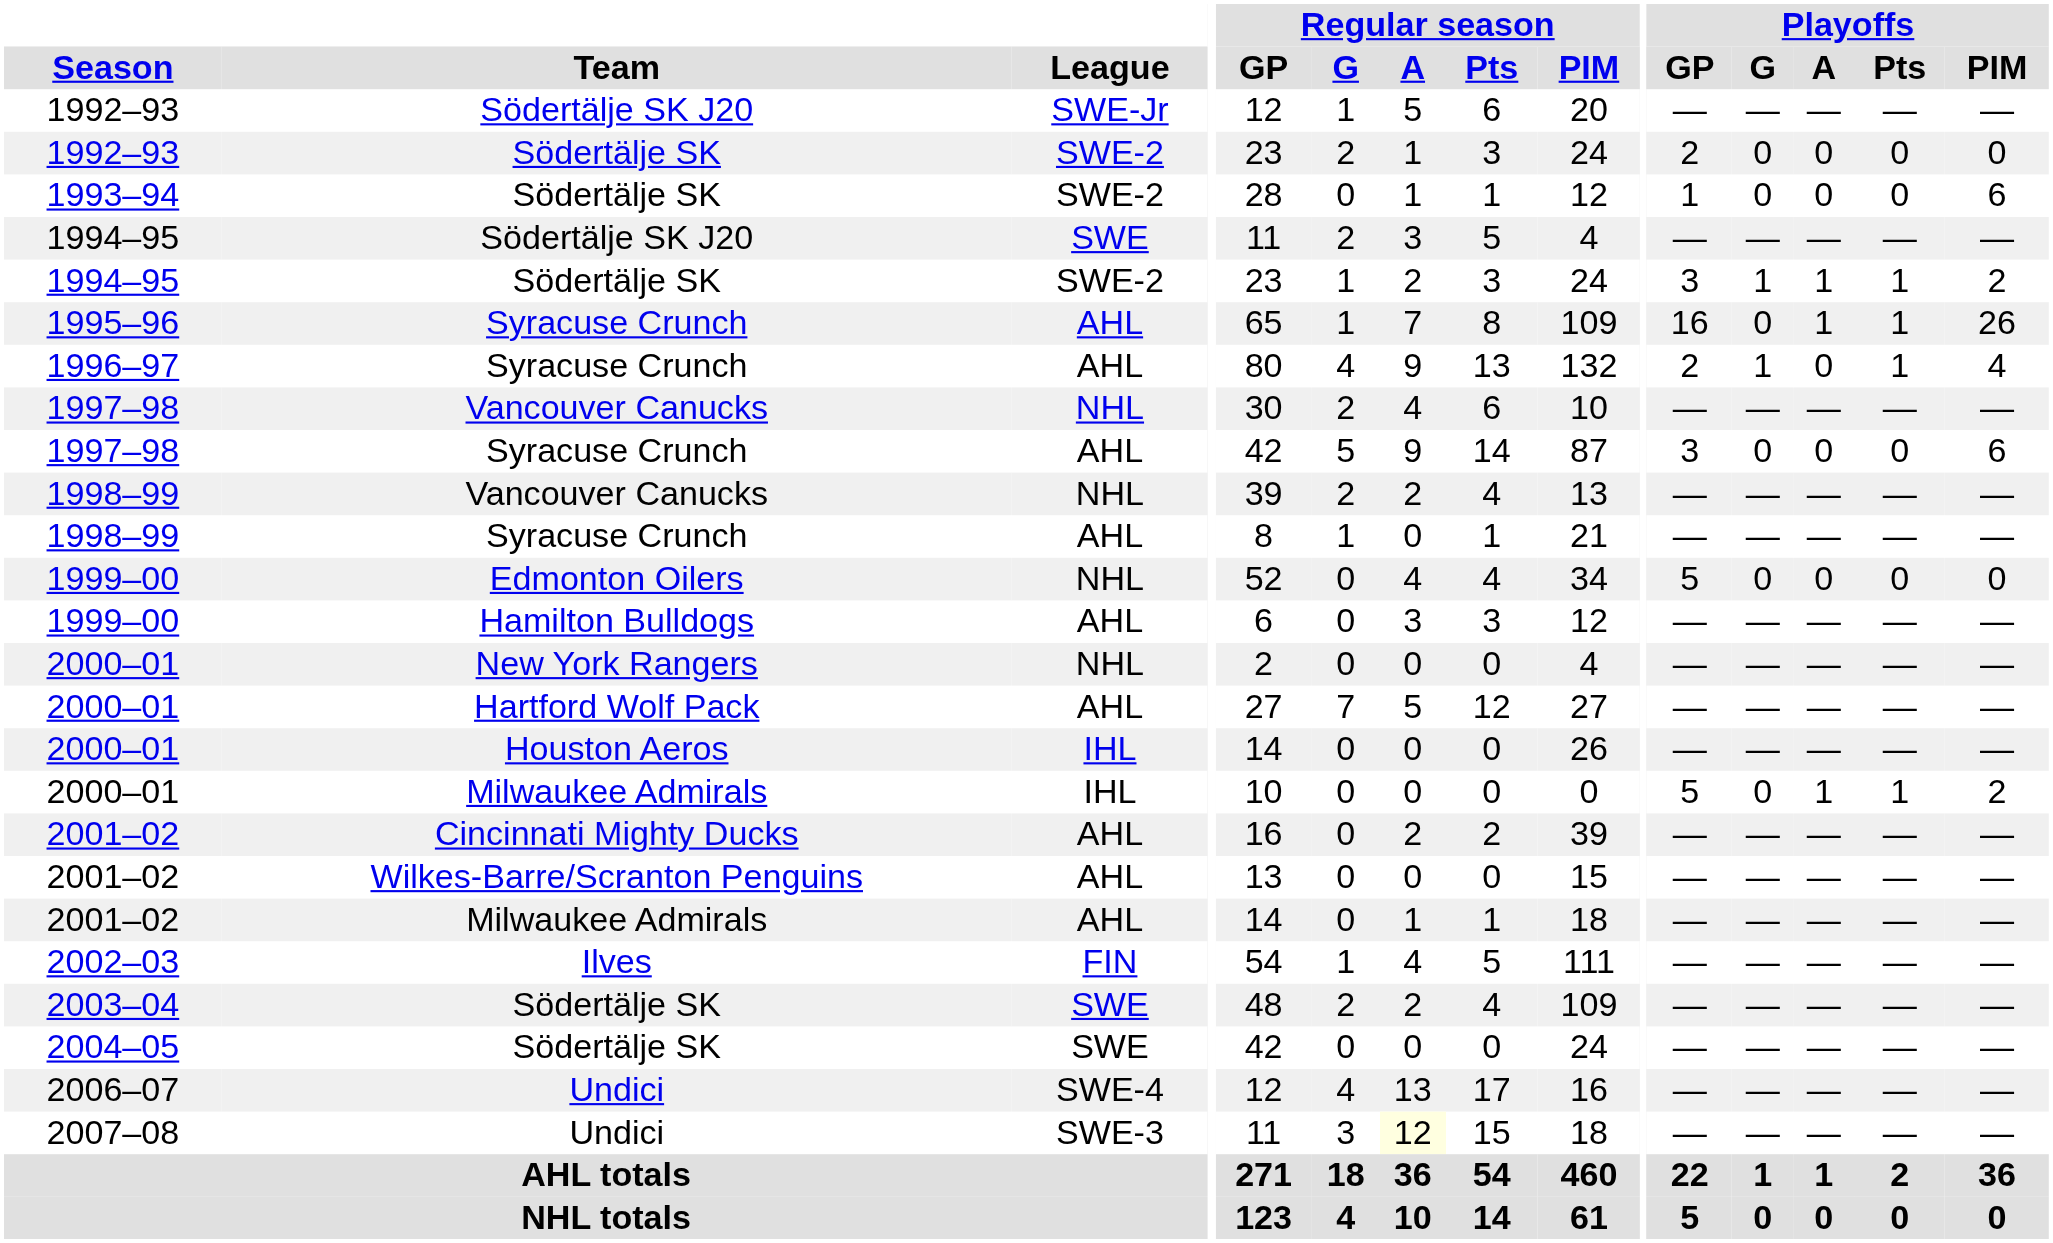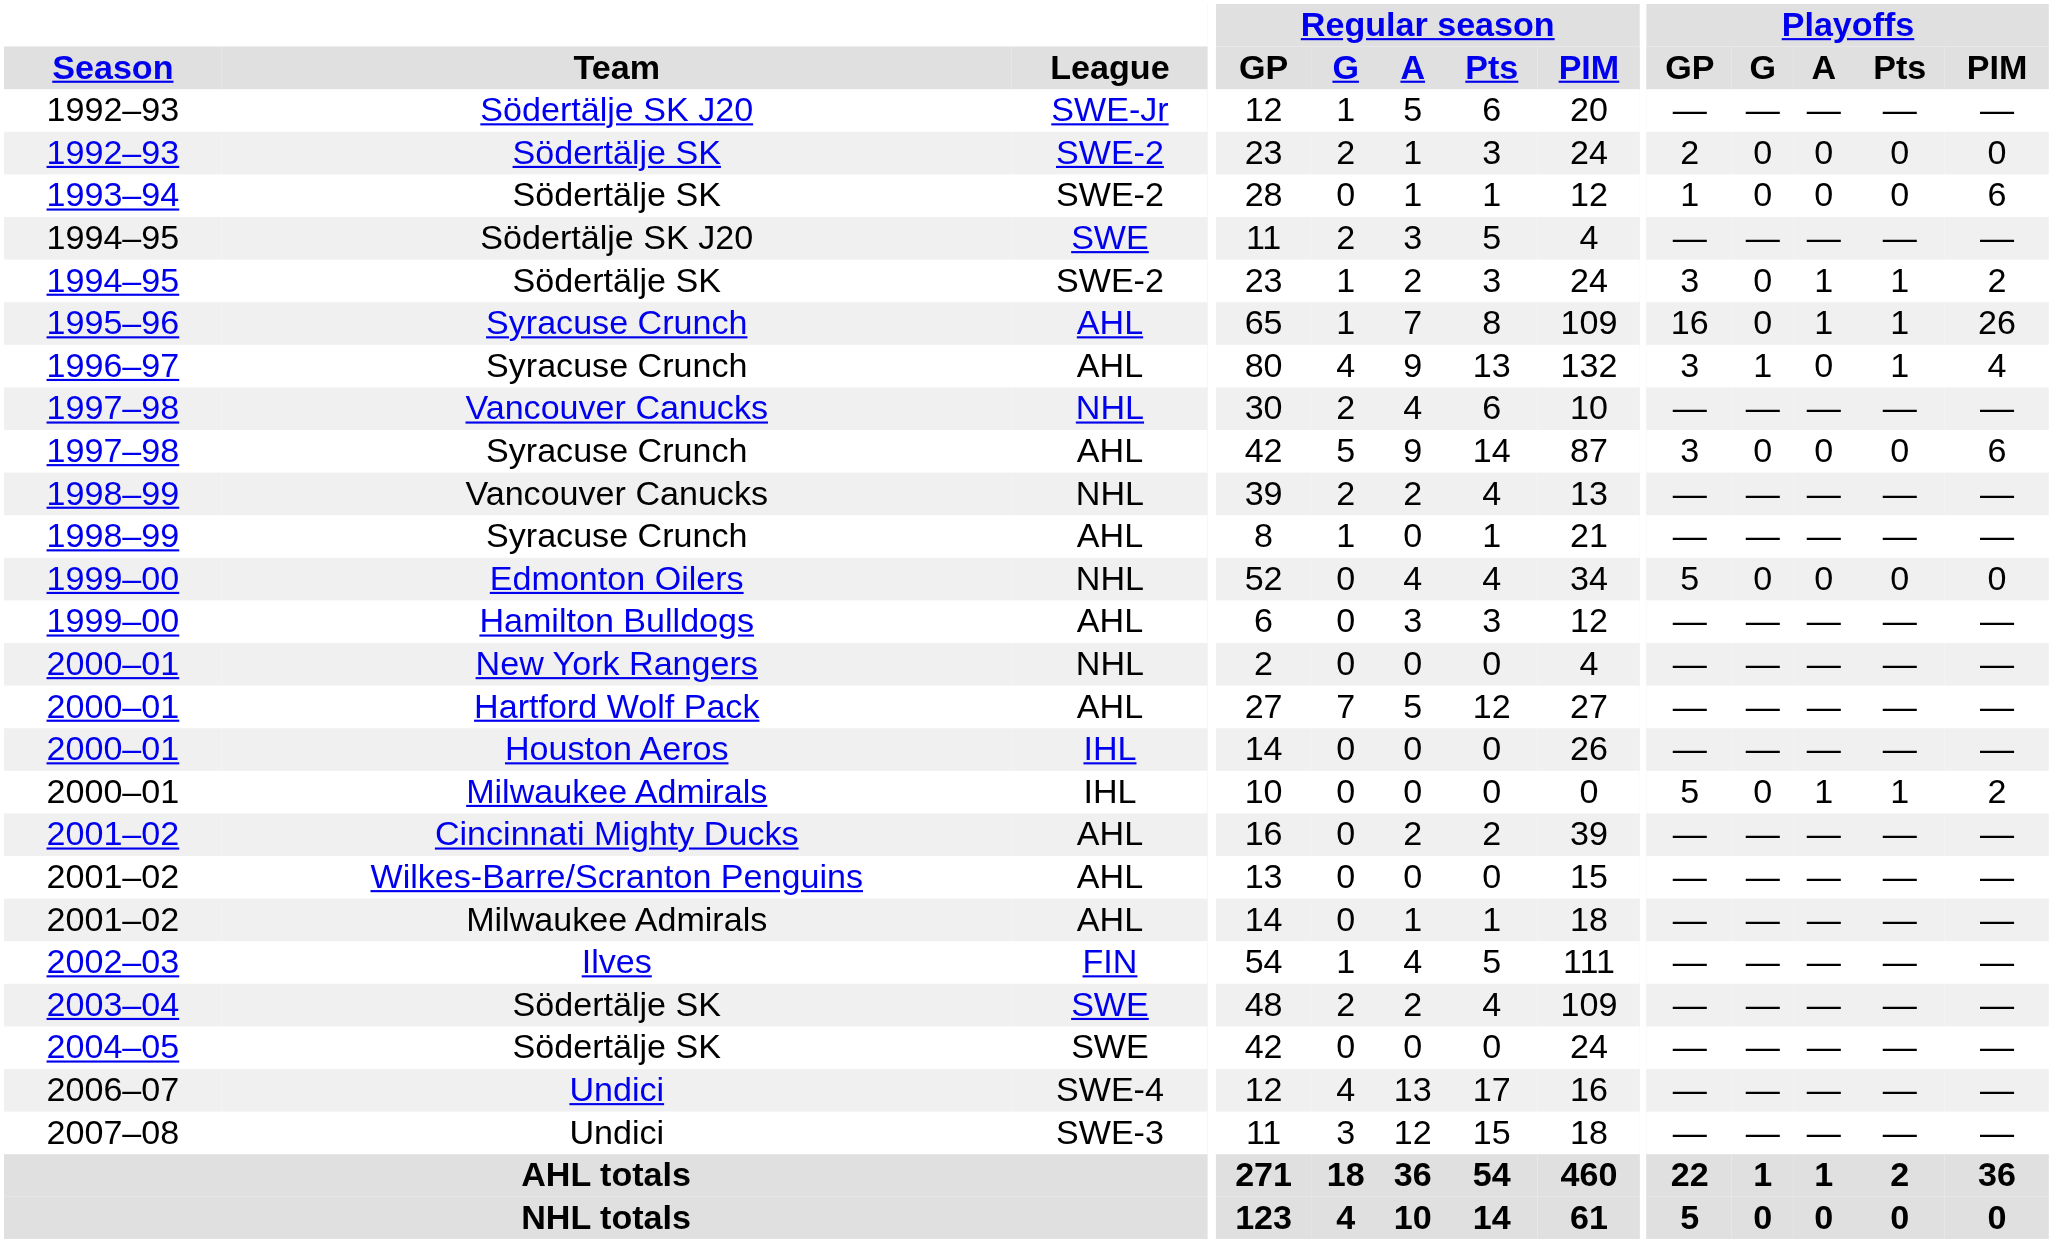(1763, 280) 1 -> (1763, 280) 0
(1690, 365) 2 -> (1690, 365) 3
(1413, 1132) lightyellow background -> (1413, 1132) no background
